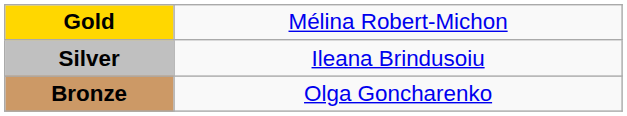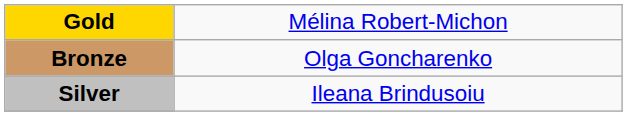rows swapped: (89, 57) <-> (89, 93)
